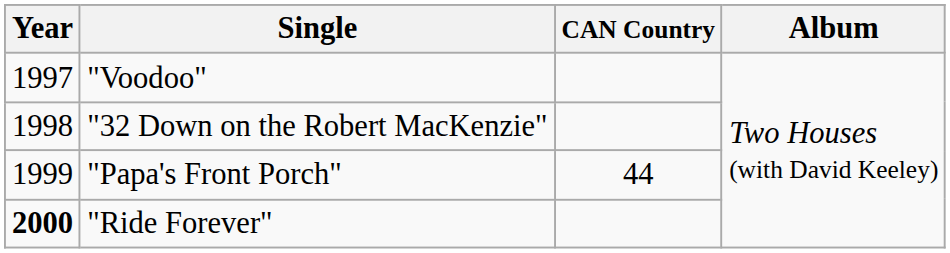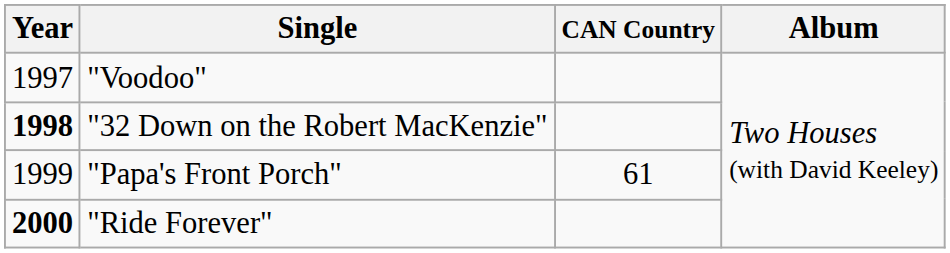(43, 125) normal -> (43, 125) bold
(638, 174) 44 -> (638, 174) 61
